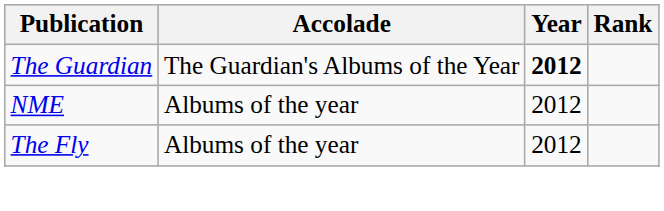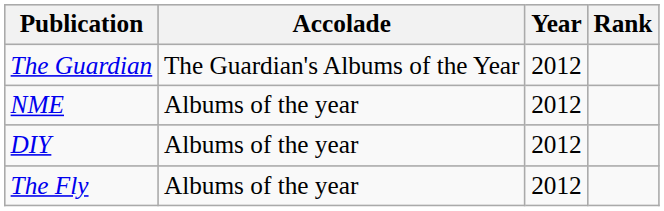(556, 64) bold -> (556, 64) normal
+ row: (31, 144)
